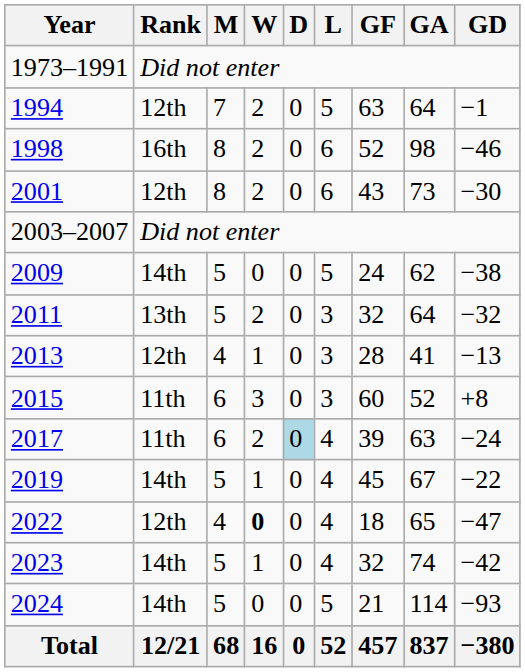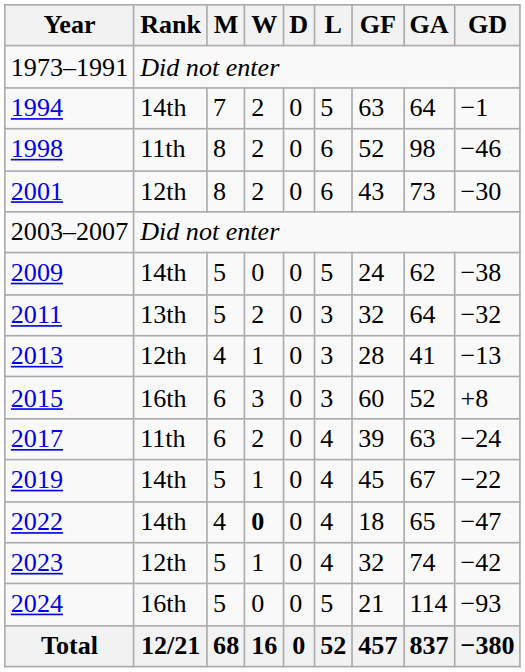(163, 107) 12th -> (163, 107) 14th
(163, 149) 16th -> (163, 149) 11th
(163, 397) 11th -> (163, 397) 16th
(296, 438) lightblue background -> (296, 438) no background
(163, 521) 12th -> (163, 521) 14th
(163, 562) 14th -> (163, 562) 12th
(163, 604) 14th -> (163, 604) 16th
